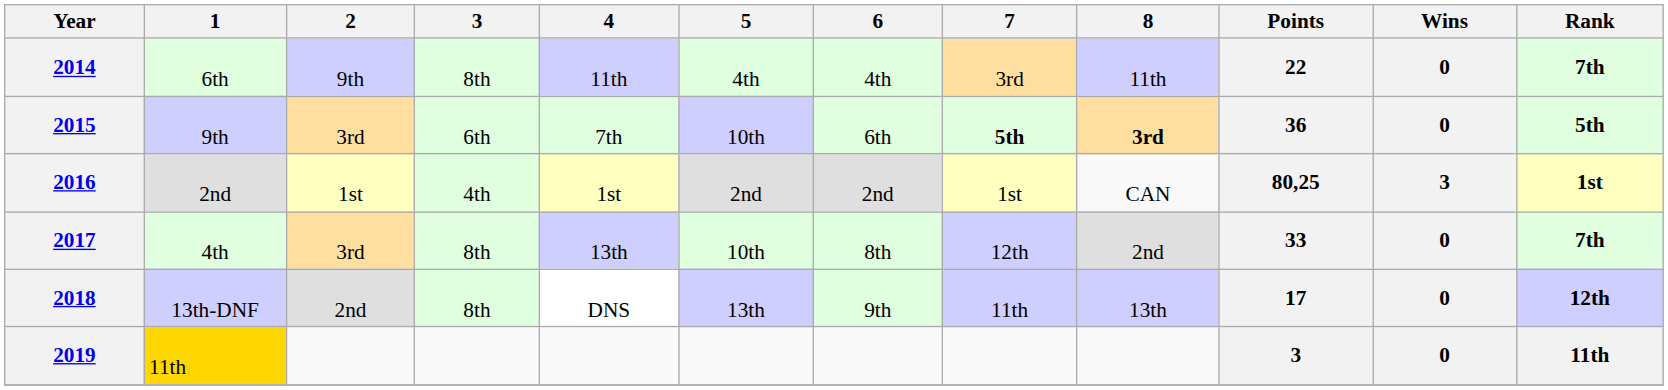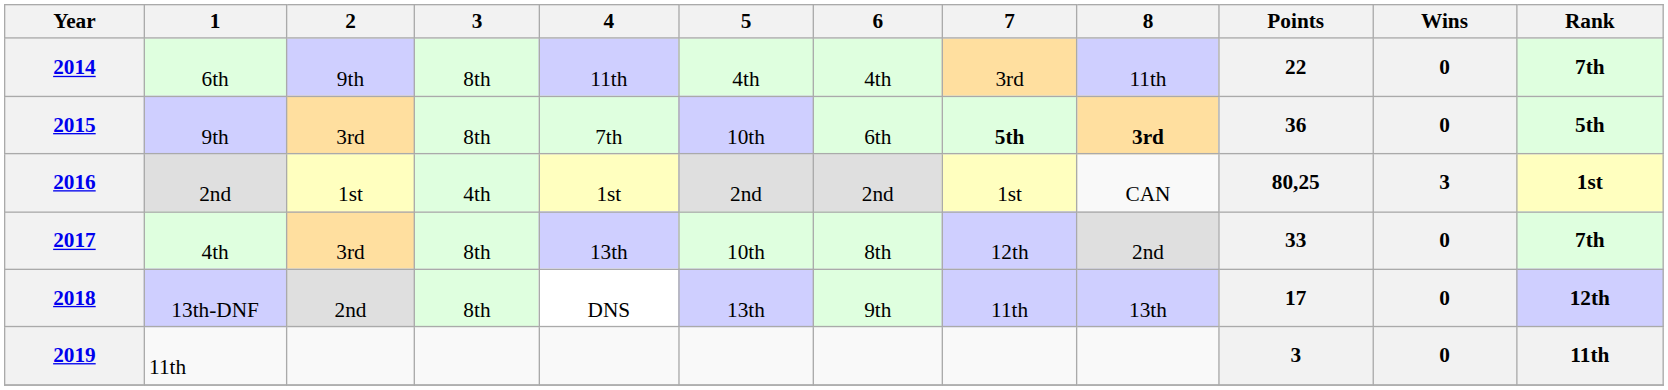(477, 136) 6th -> (477, 136) 8th
(168, 367) gold background -> (168, 367) no background
